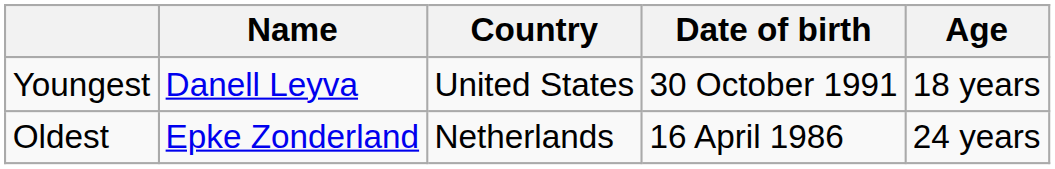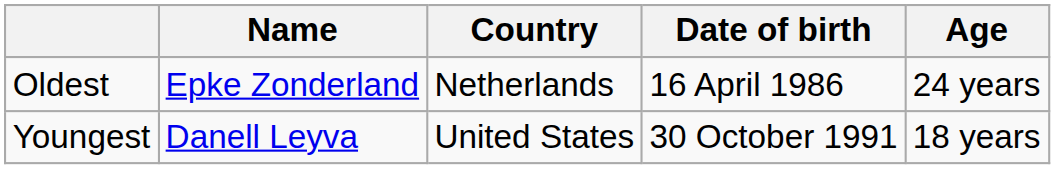rows swapped: (81, 83) <-> (61, 136)
